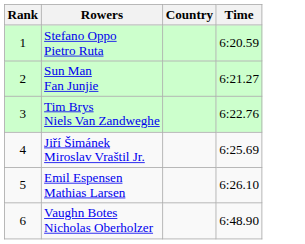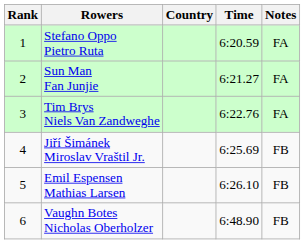+ column: (281, 14)
